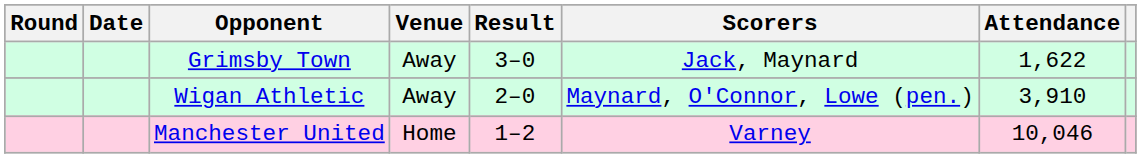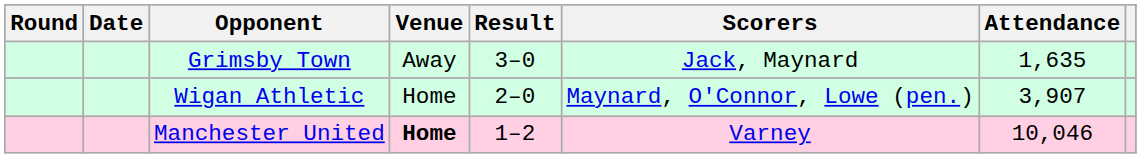(1052, 60) 1,622 -> (1052, 60) 1,635
(429, 97) Away -> (429, 97) Home
(1052, 97) 3,910 -> (1052, 97) 3,907
(429, 134) normal -> (429, 134) bold
